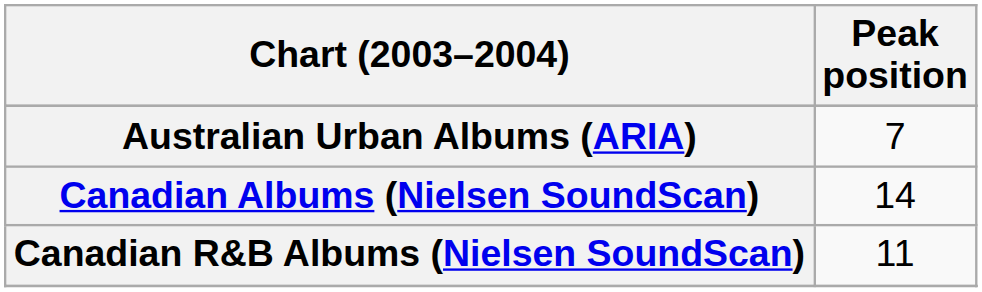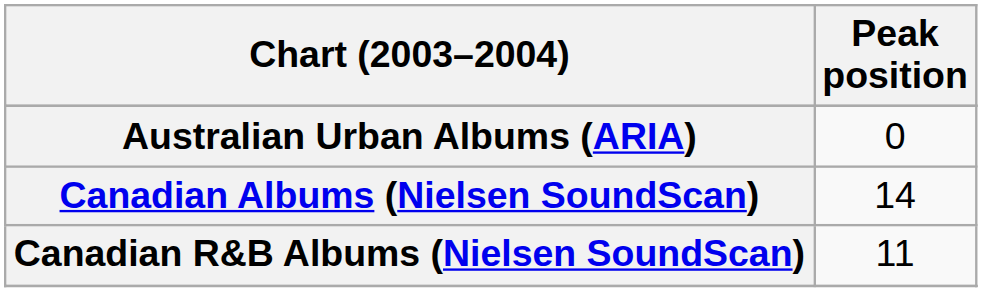(895, 135) 7 -> (895, 135) 0
